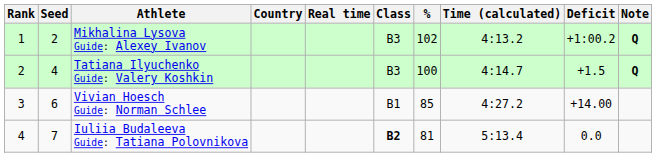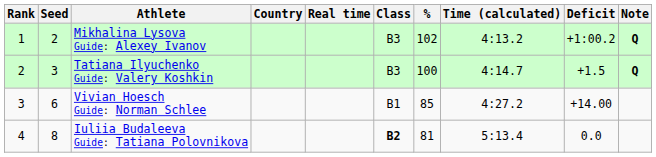(55, 72) 4 -> (55, 72) 3
(55, 136) 7 -> (55, 136) 8
